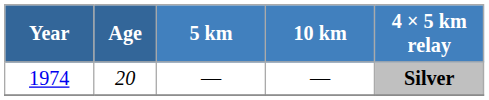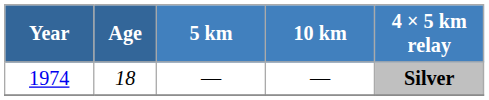(125, 78) 20 -> (125, 78) 18
